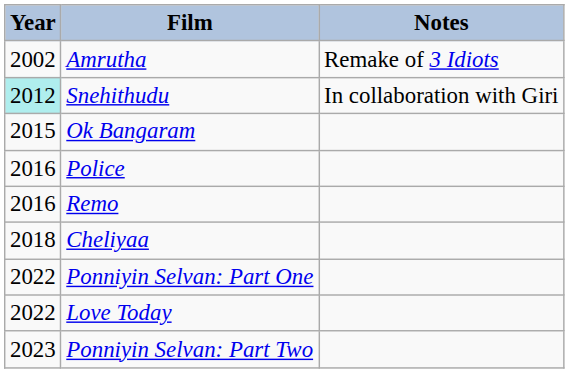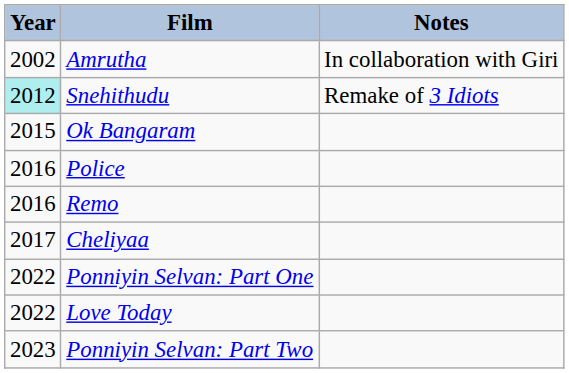(411, 58) Remake of 3 Idiots -> (441, 58) In collaboration with Giri
(441, 95) In collaboration with Giri -> (411, 95) Remake of 3 Idiots
(33, 240) 2018 -> (33, 240) 2017
